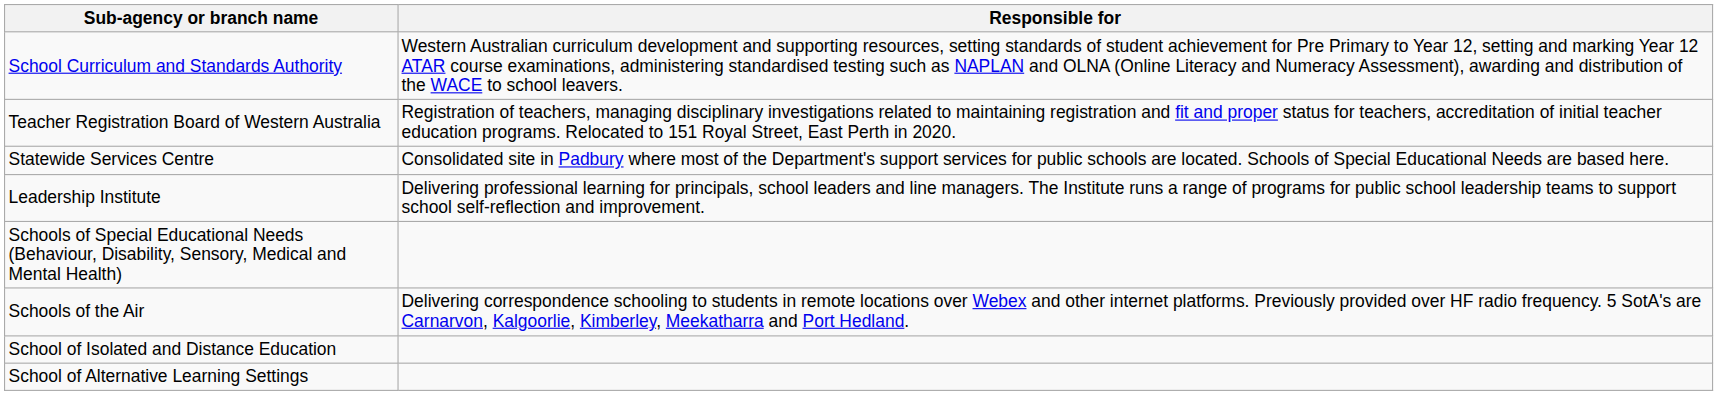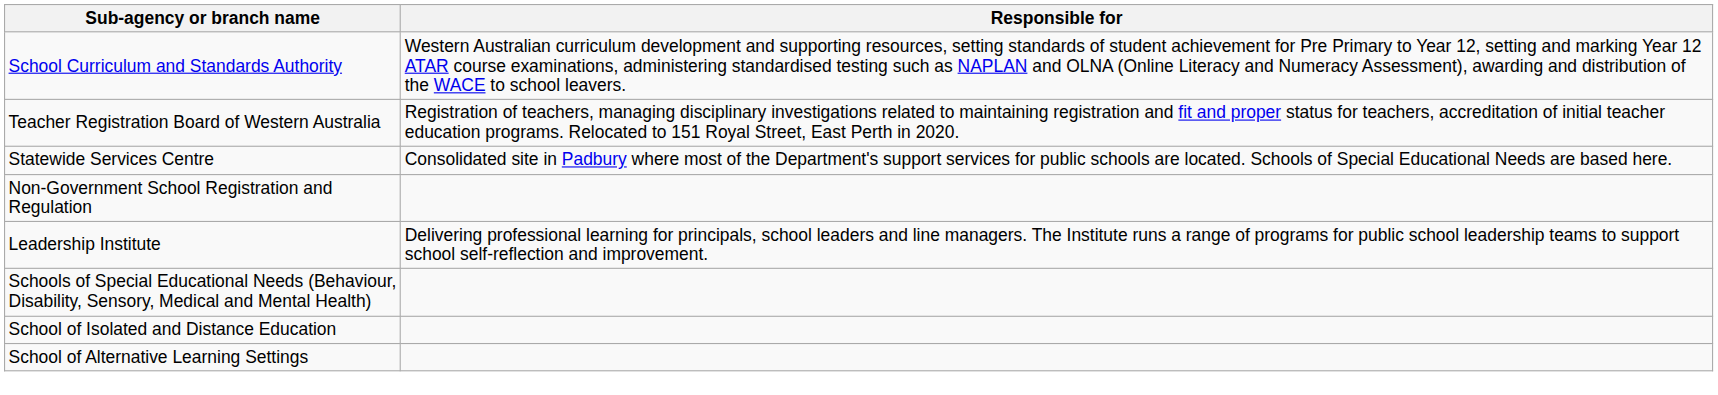+ row: (170, 197)
- row: (76, 311)
